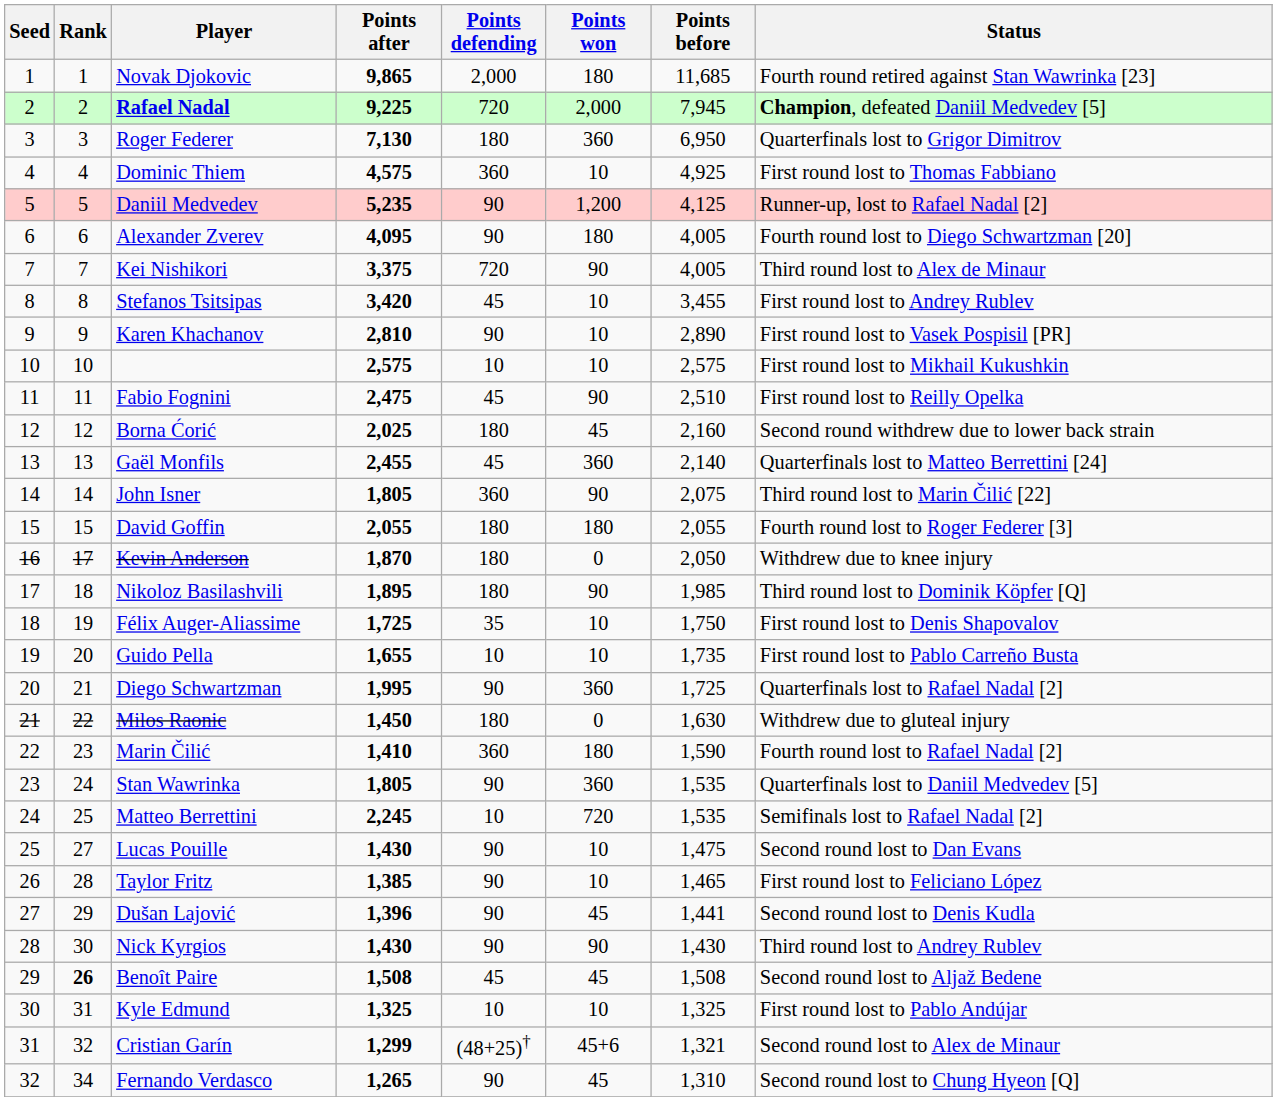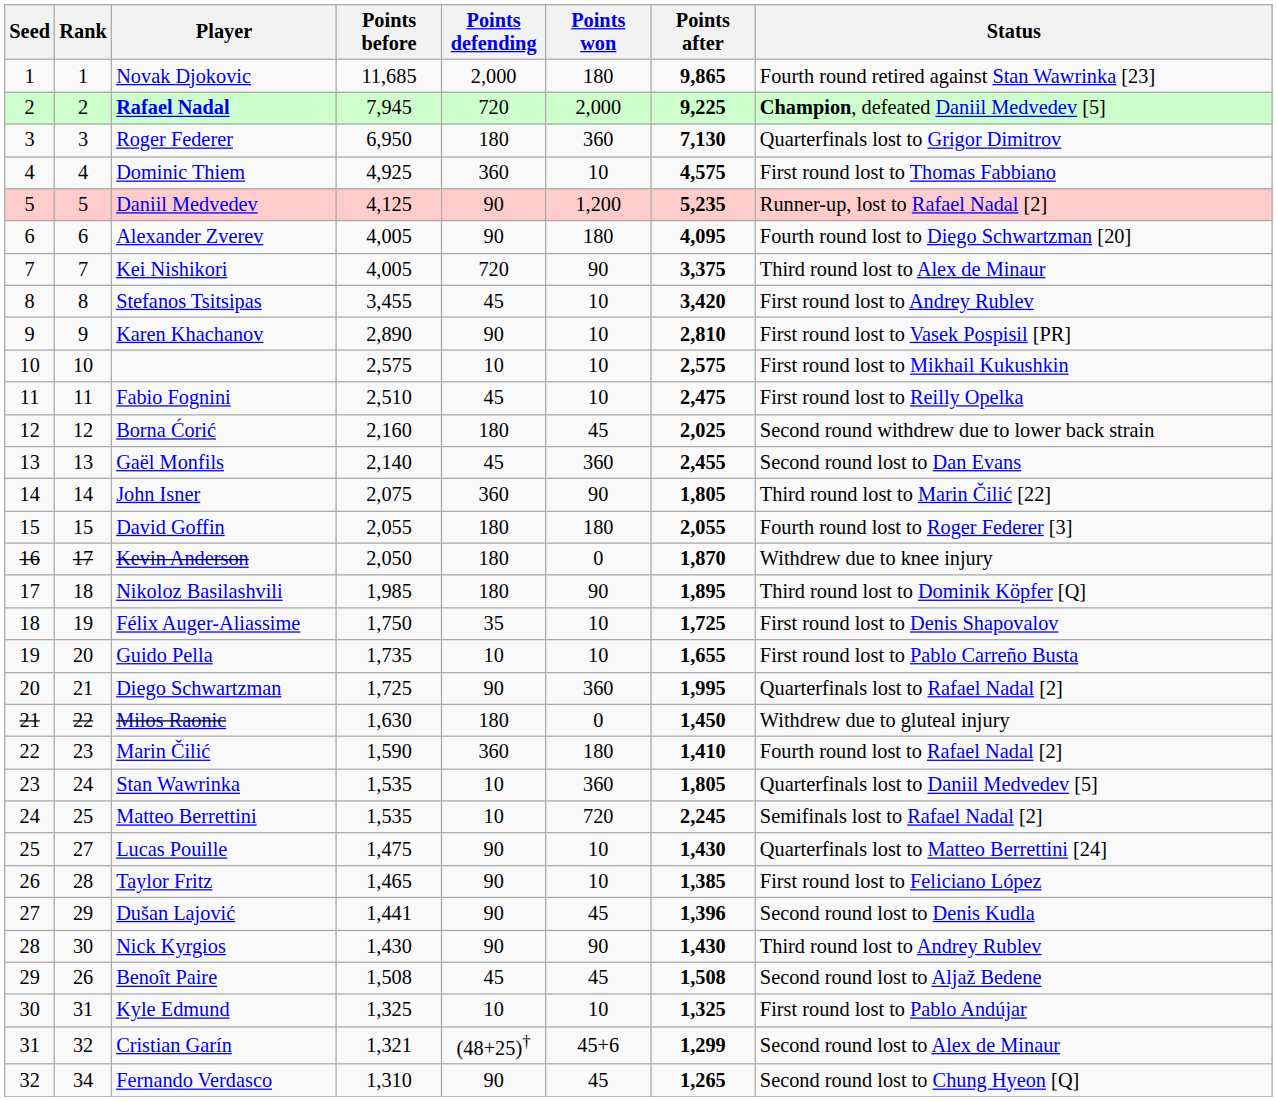columns swapped: (703, 32) <-> (389, 32)
(598, 397) 90 -> (598, 397) 10
(933, 462) Quarterfinals lost to Matteo Berrettini [24] -> (891, 462) Second round lost to Dan Evans
(494, 784) 90 -> (494, 784) 10
(891, 849) Second round lost to Dan Evans -> (933, 849) Quarterfinals lost to Matteo Berrettini [24]
(83, 978) bold -> (83, 978) normal
